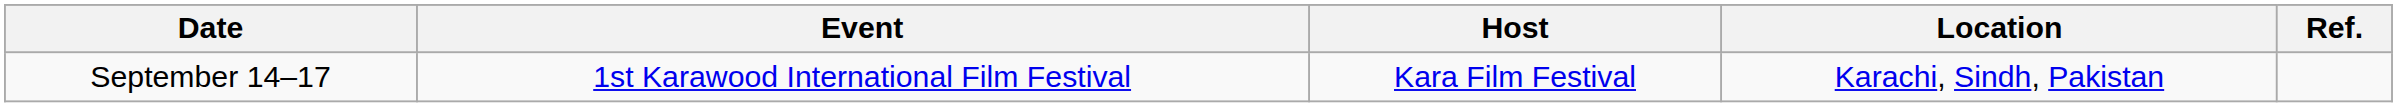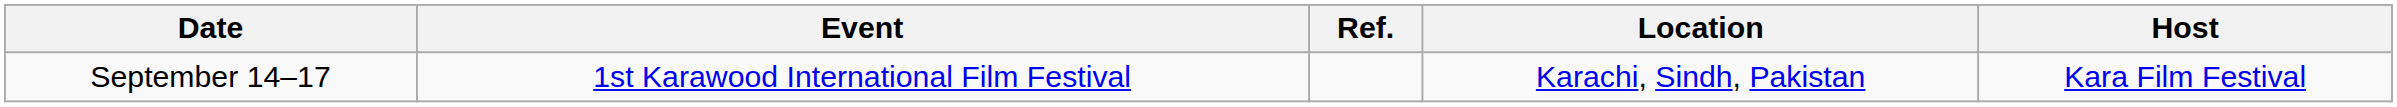columns swapped: (1515, 28) <-> (2335, 28)
